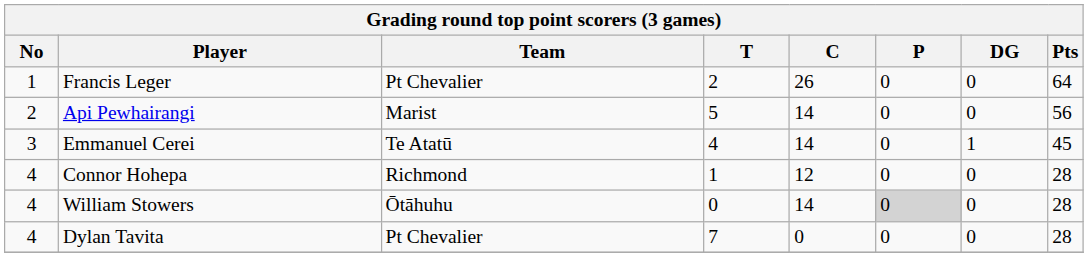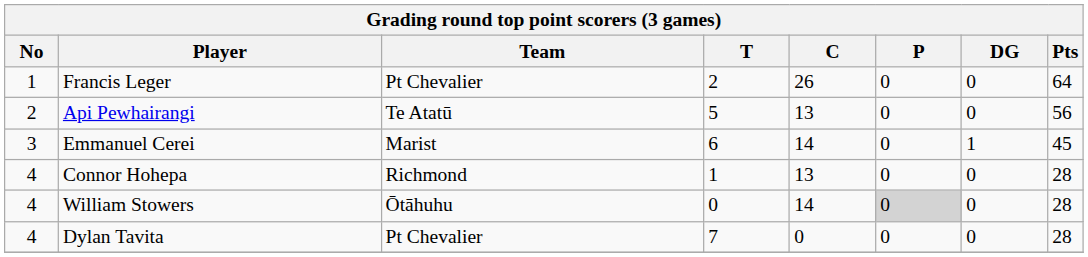(411, 112) Marist -> (419, 112) Te Atatū
(804, 112) 14 -> (804, 112) 13
(419, 143) Te Atatū -> (411, 143) Marist
(713, 143) 4 -> (713, 143) 6
(804, 174) 12 -> (804, 174) 13
